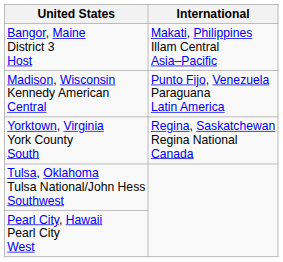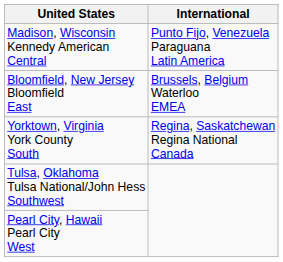- row: (46, 47)
+ row: (71, 93)
